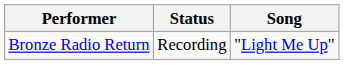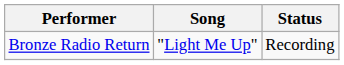columns swapped: (284, 17) <-> (192, 17)
